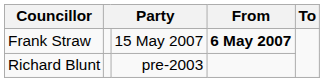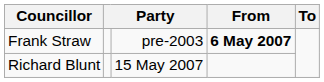(159, 41) 15 May 2007 -> (172, 41) pre-2003
(172, 65) pre-2003 -> (159, 65) 15 May 2007
